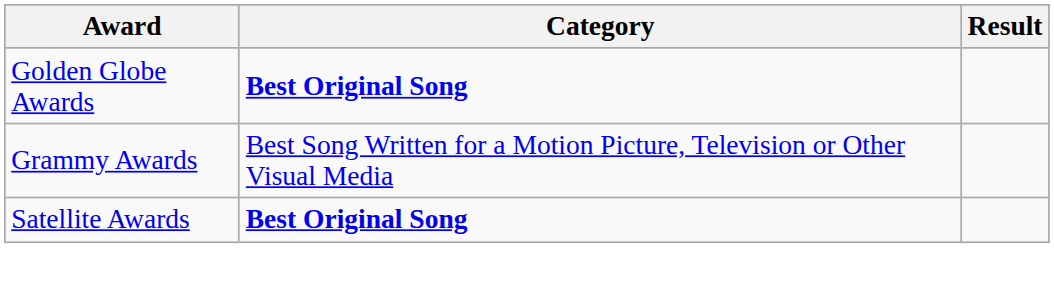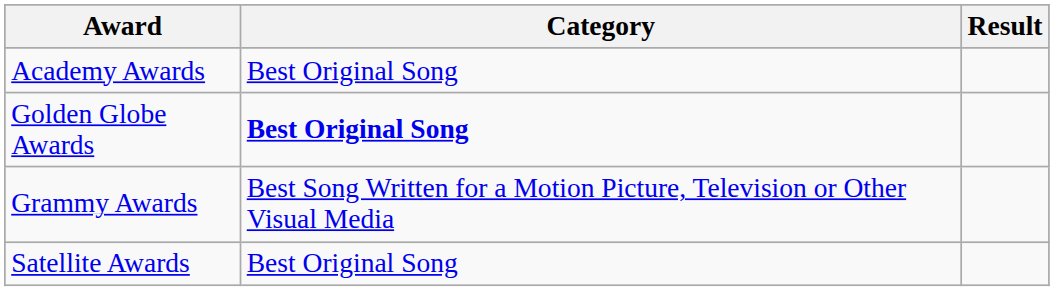+ row: (108, 69)
(357, 219) bold -> (352, 262) normal
